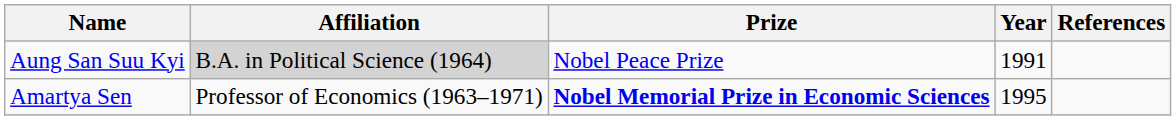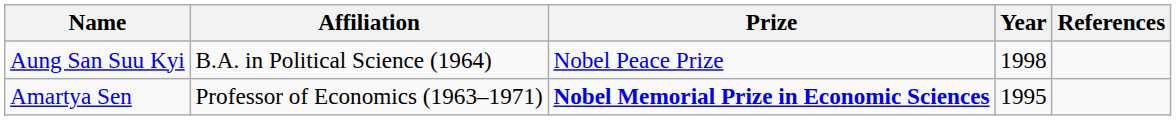(344, 59) lightgrey background -> (344, 59) no background
(1023, 59) 1991 -> (1023, 59) 1998
